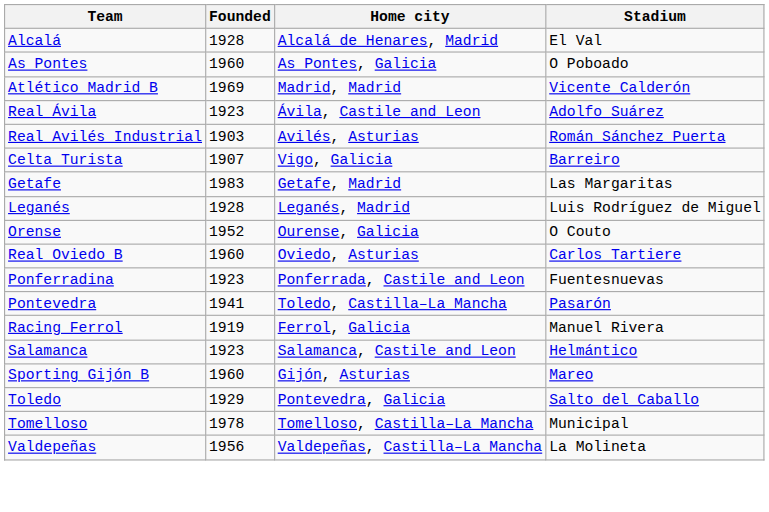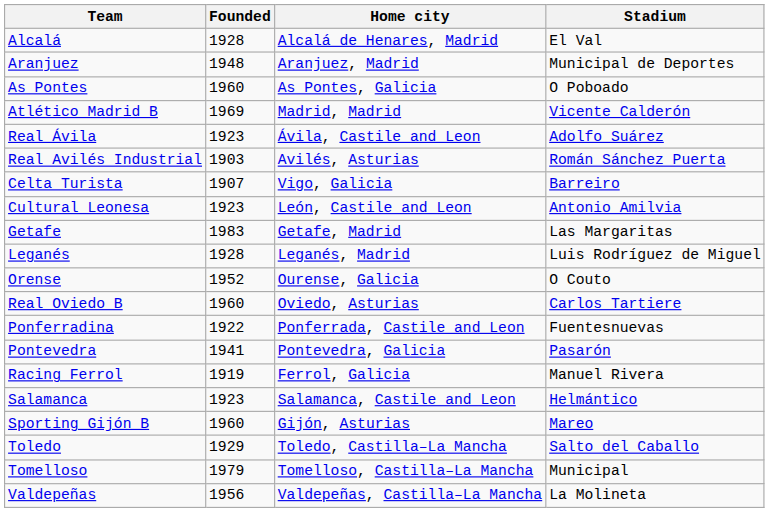+ row: (43, 64)
+ row: (79, 208)
(227, 280) 1923 -> (227, 328) 1922
(392, 304) Toledo, Castilla–La Mancha -> (361, 352) Pontevedra, Galicia
(361, 400) Pontevedra, Galicia -> (392, 447) Toledo, Castilla–La Mancha
(227, 424) 1978 -> (227, 471) 1979
